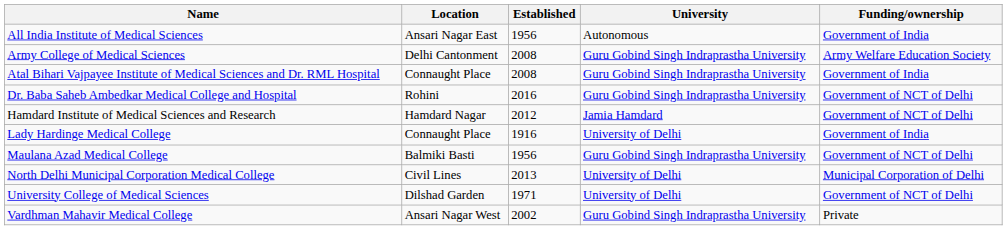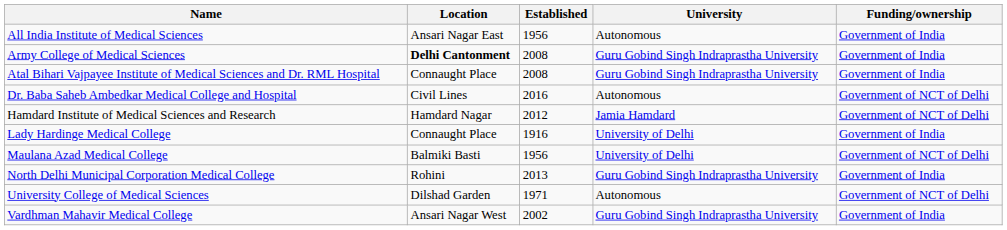(451, 54) normal -> (460, 54) bold
(907, 54) Army Welfare Education Society -> (892, 54) Government of India
(422, 94) Rohini -> (439, 94) Civil Lines
(694, 94) Guru Gobind Singh Indraprastha University -> (628, 94) Autonomous
(694, 154) Guru Gobind Singh Indraprastha University -> (645, 154) University of Delhi
(433, 174) Civil Lines -> (428, 174) Rohini
(632, 174) University of Delhi -> (707, 174) Guru Gobind Singh Indraprastha University
(903, 174) Municipal Corporation of Delhi -> (892, 174) Government of India
(632, 194) University of Delhi -> (628, 194) Autonomous
(841, 214) Private -> (892, 214) Government of India
